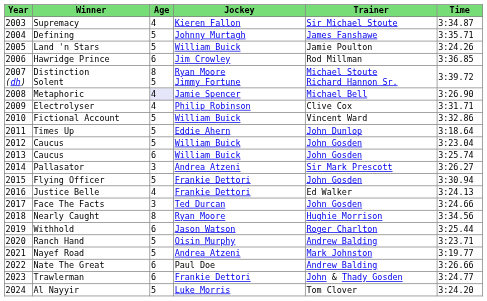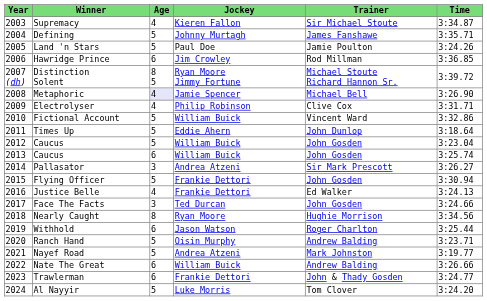(208, 47) William Buick -> (195, 47) Paul Doe
(195, 265) Paul Doe -> (208, 265) William Buick
